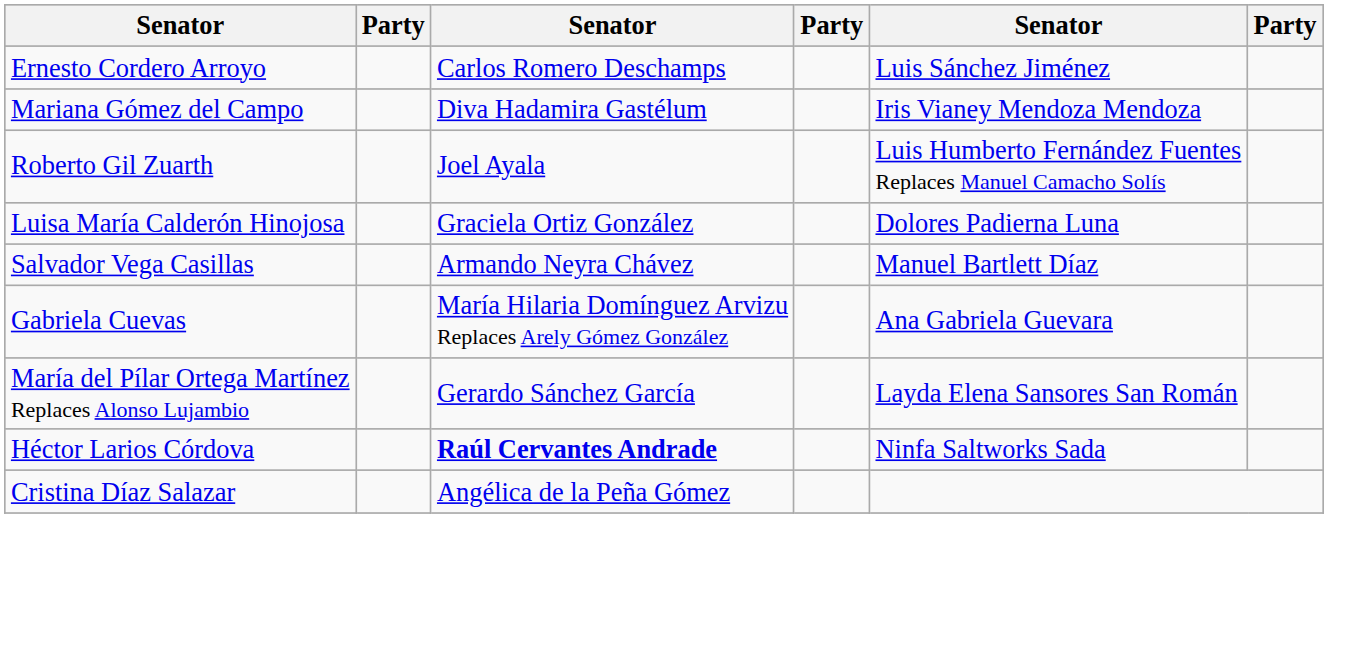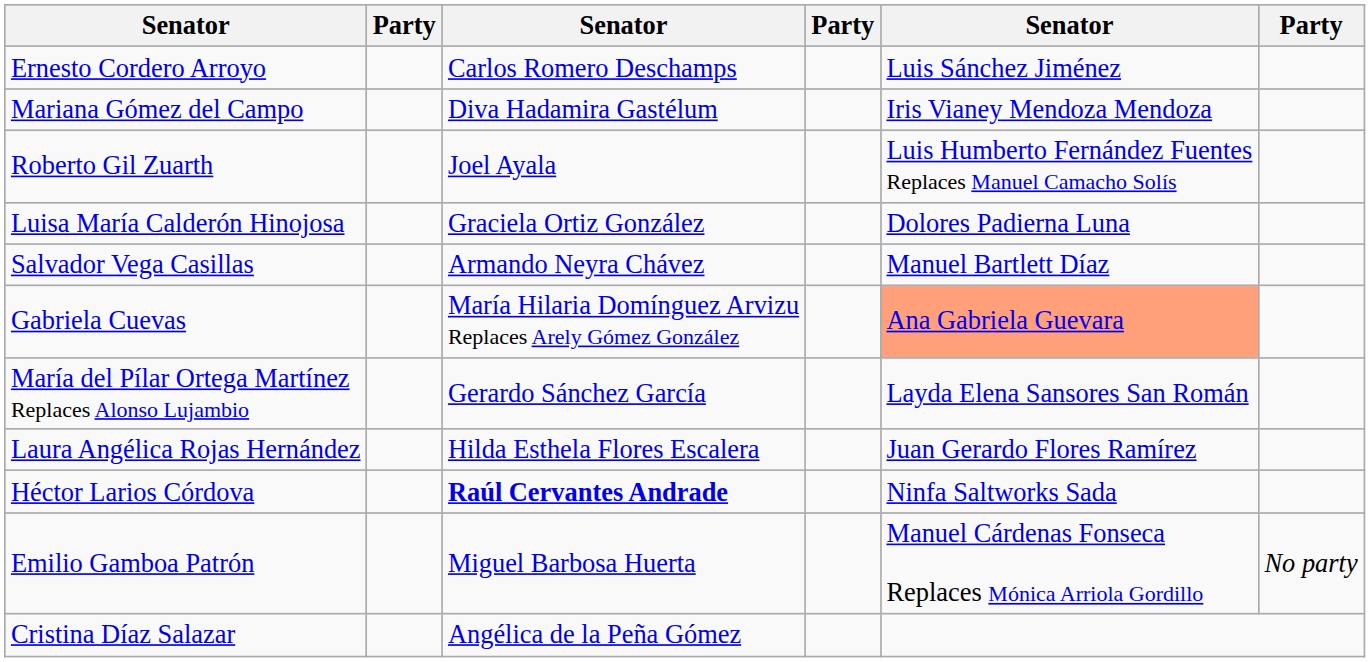(994, 321) no background -> (1005, 321) lightsalmon background
+ row: (186, 449)
+ row: (133, 562)
